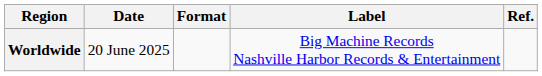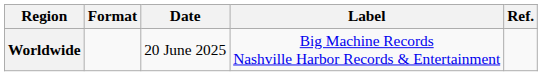columns swapped: (129, 16) <-> (201, 16)
